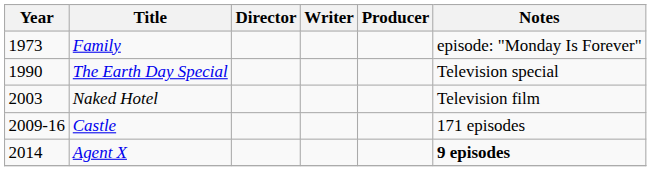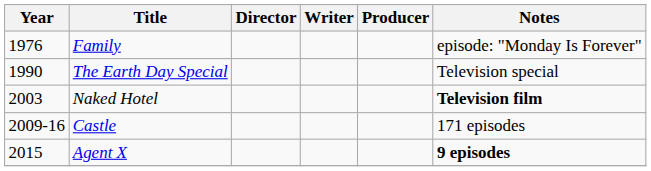(25, 44) 1973 -> (25, 44) 1976
(489, 98) normal -> (490, 98) bold
(25, 152) 2014 -> (25, 152) 2015
